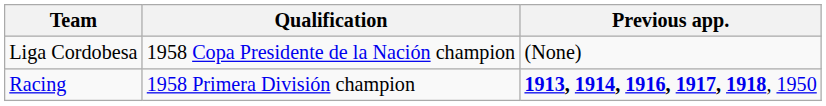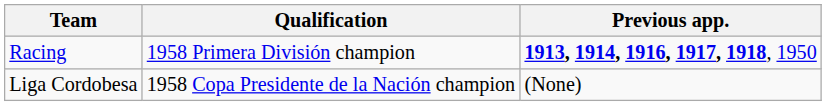rows swapped: (38, 84) <-> (73, 52)
